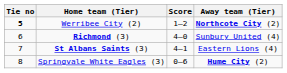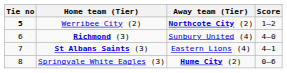columns swapped: (180, 11) <-> (238, 11)
